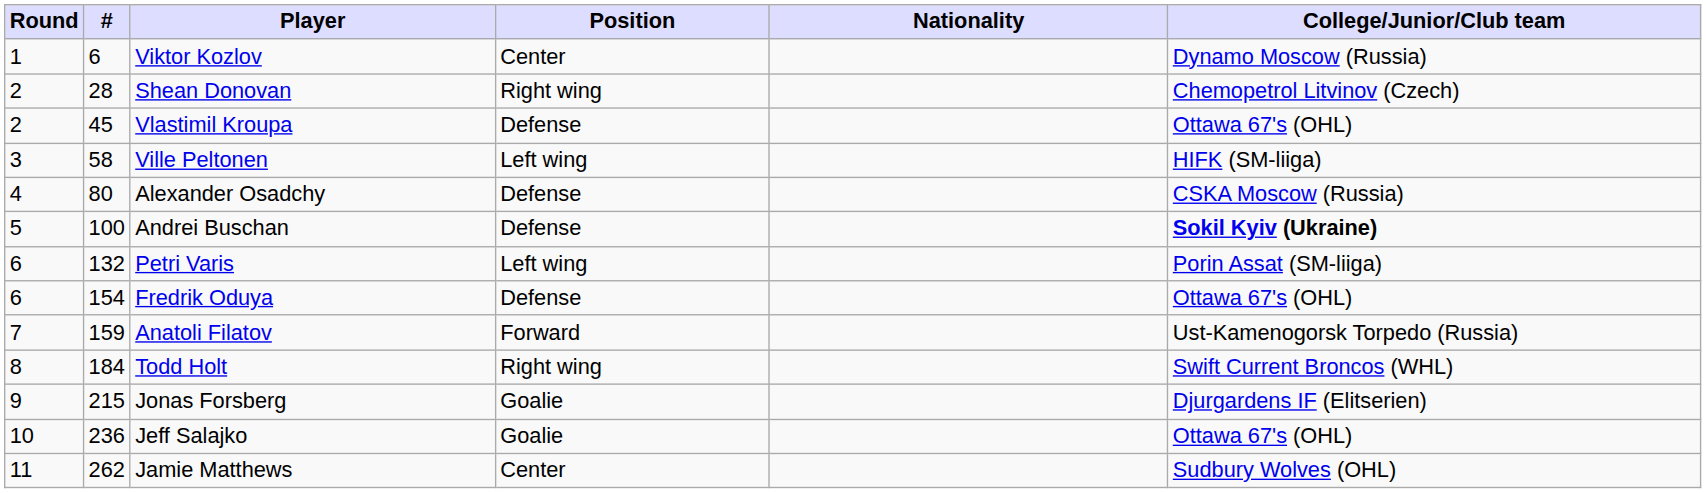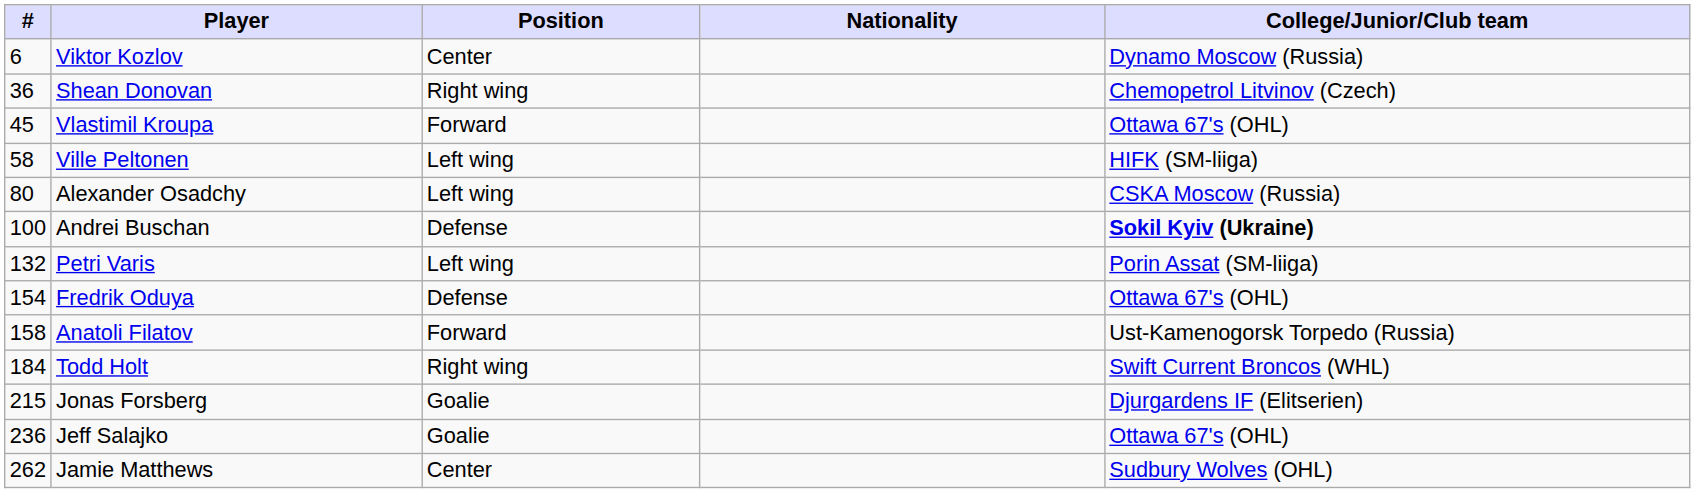- column: (44, 21)
(101, 90) 28 -> (22, 90) 36
(541, 125) Defense -> (467, 125) Forward
(541, 194) Defense -> (470, 194) Left wing
(107, 332) 159 -> (28, 332) 158
